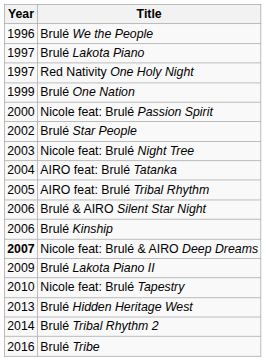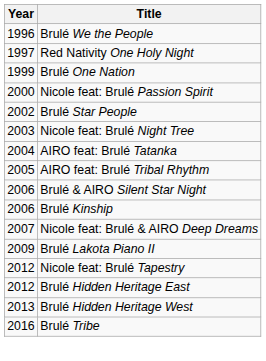- row: (92, 53)
(21, 248) bold -> (21, 229) normal
(21, 287) 2010 -> (21, 268) 2012
+ row: (115, 287)
- row: (99, 326)
